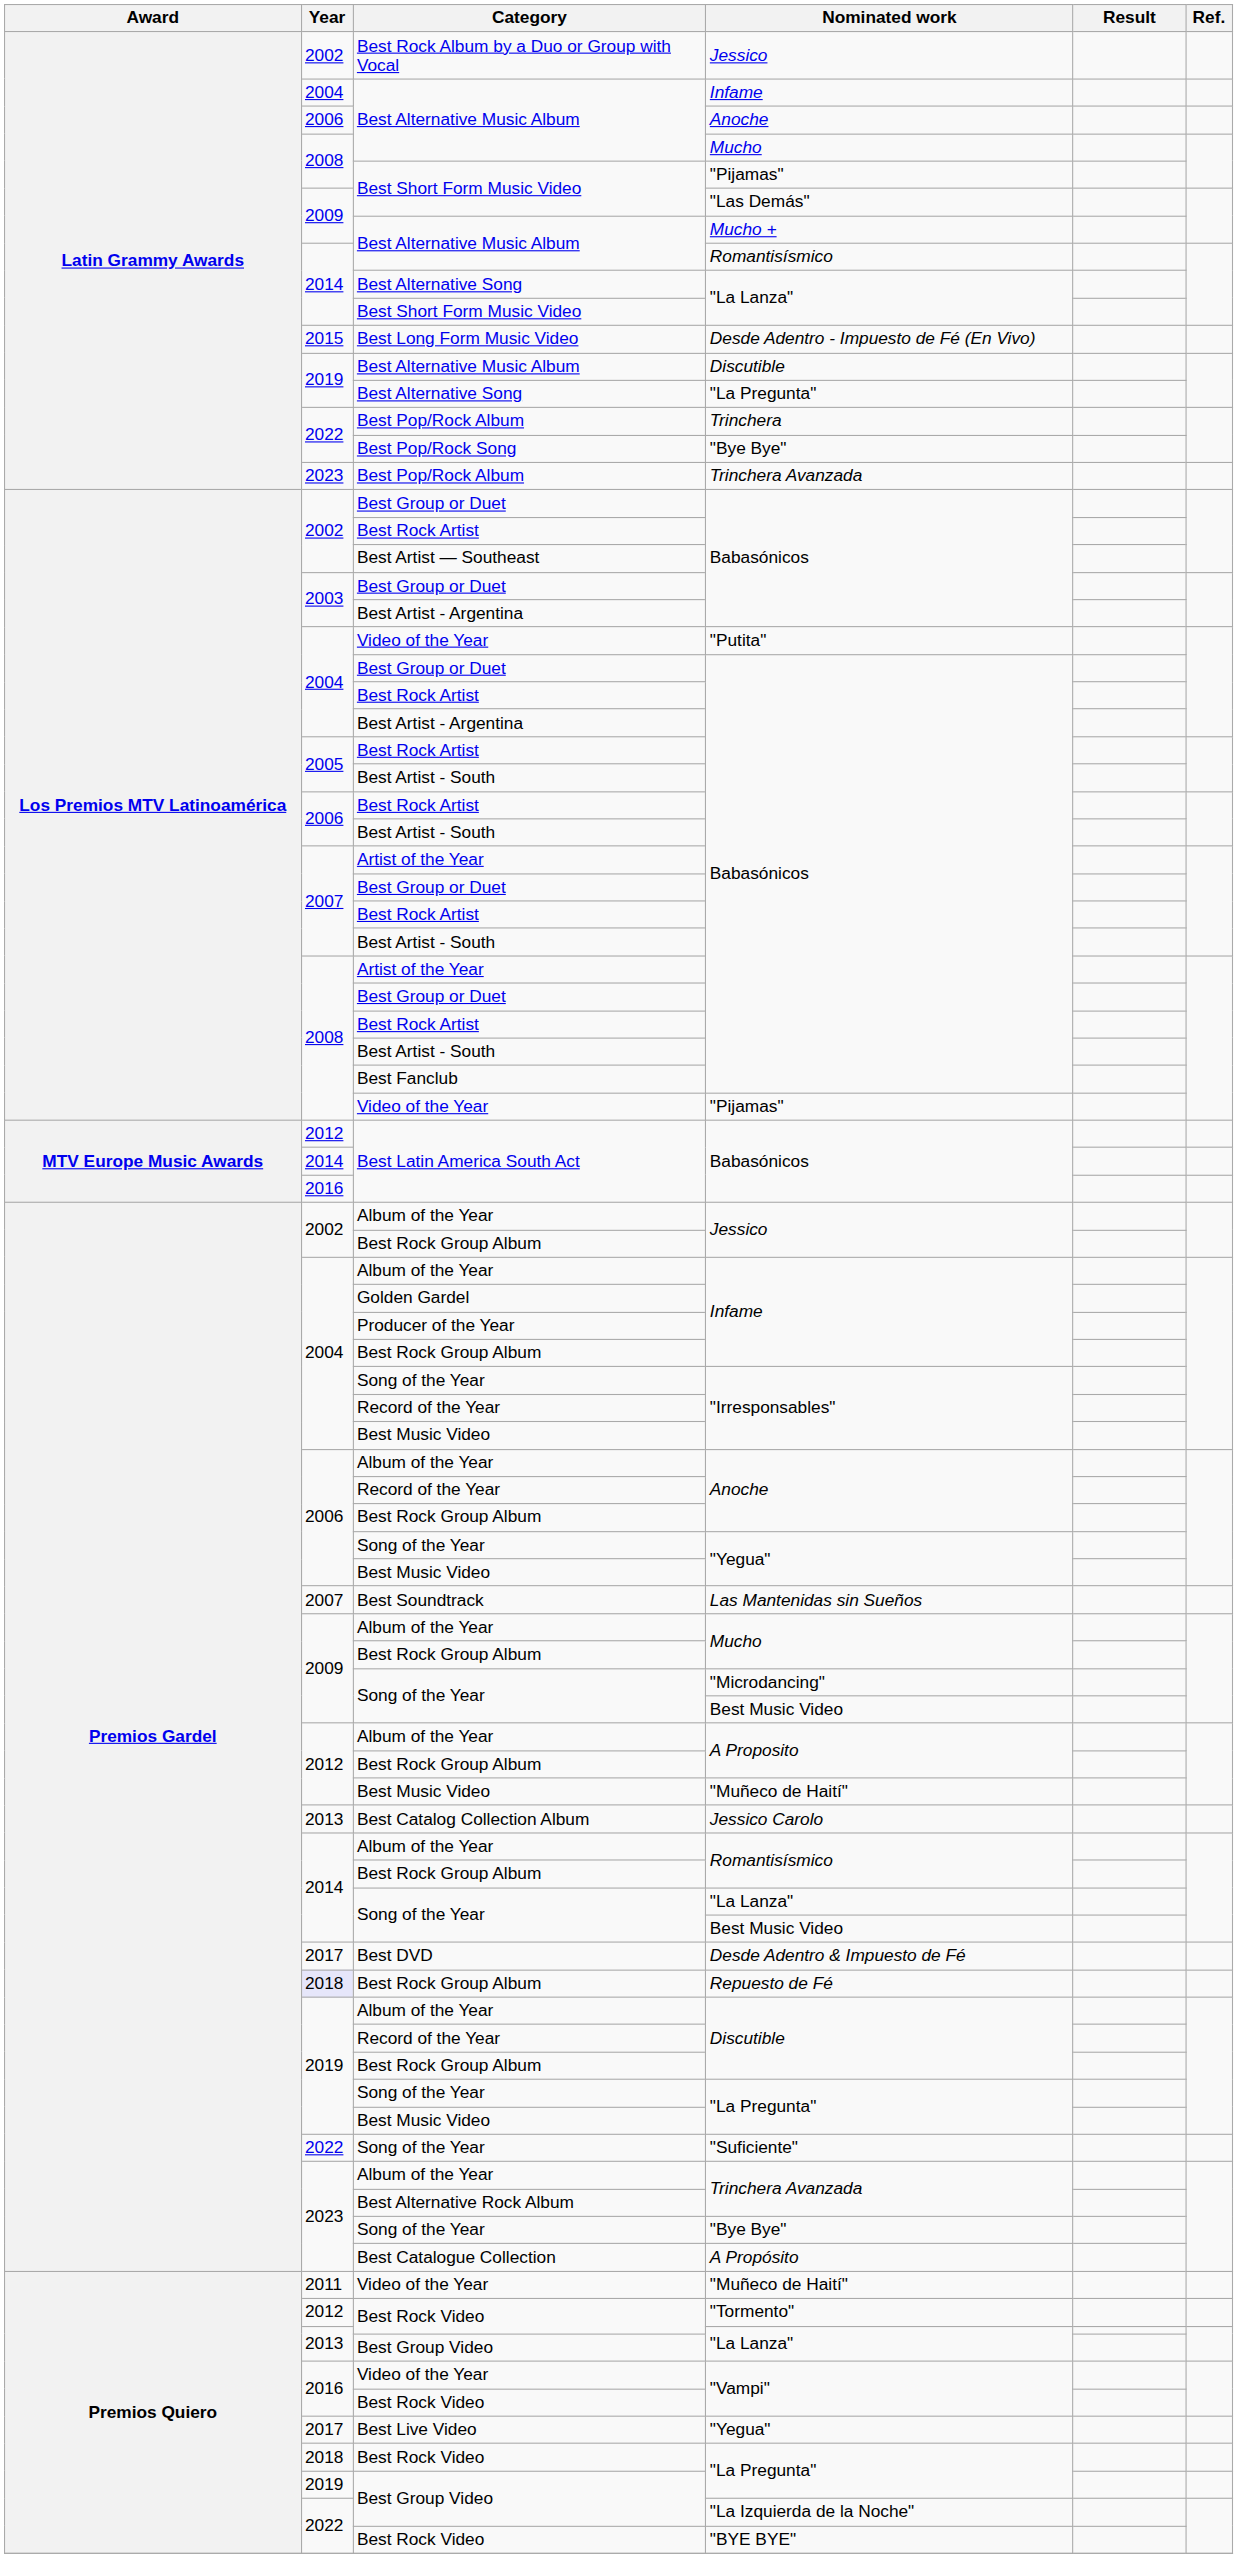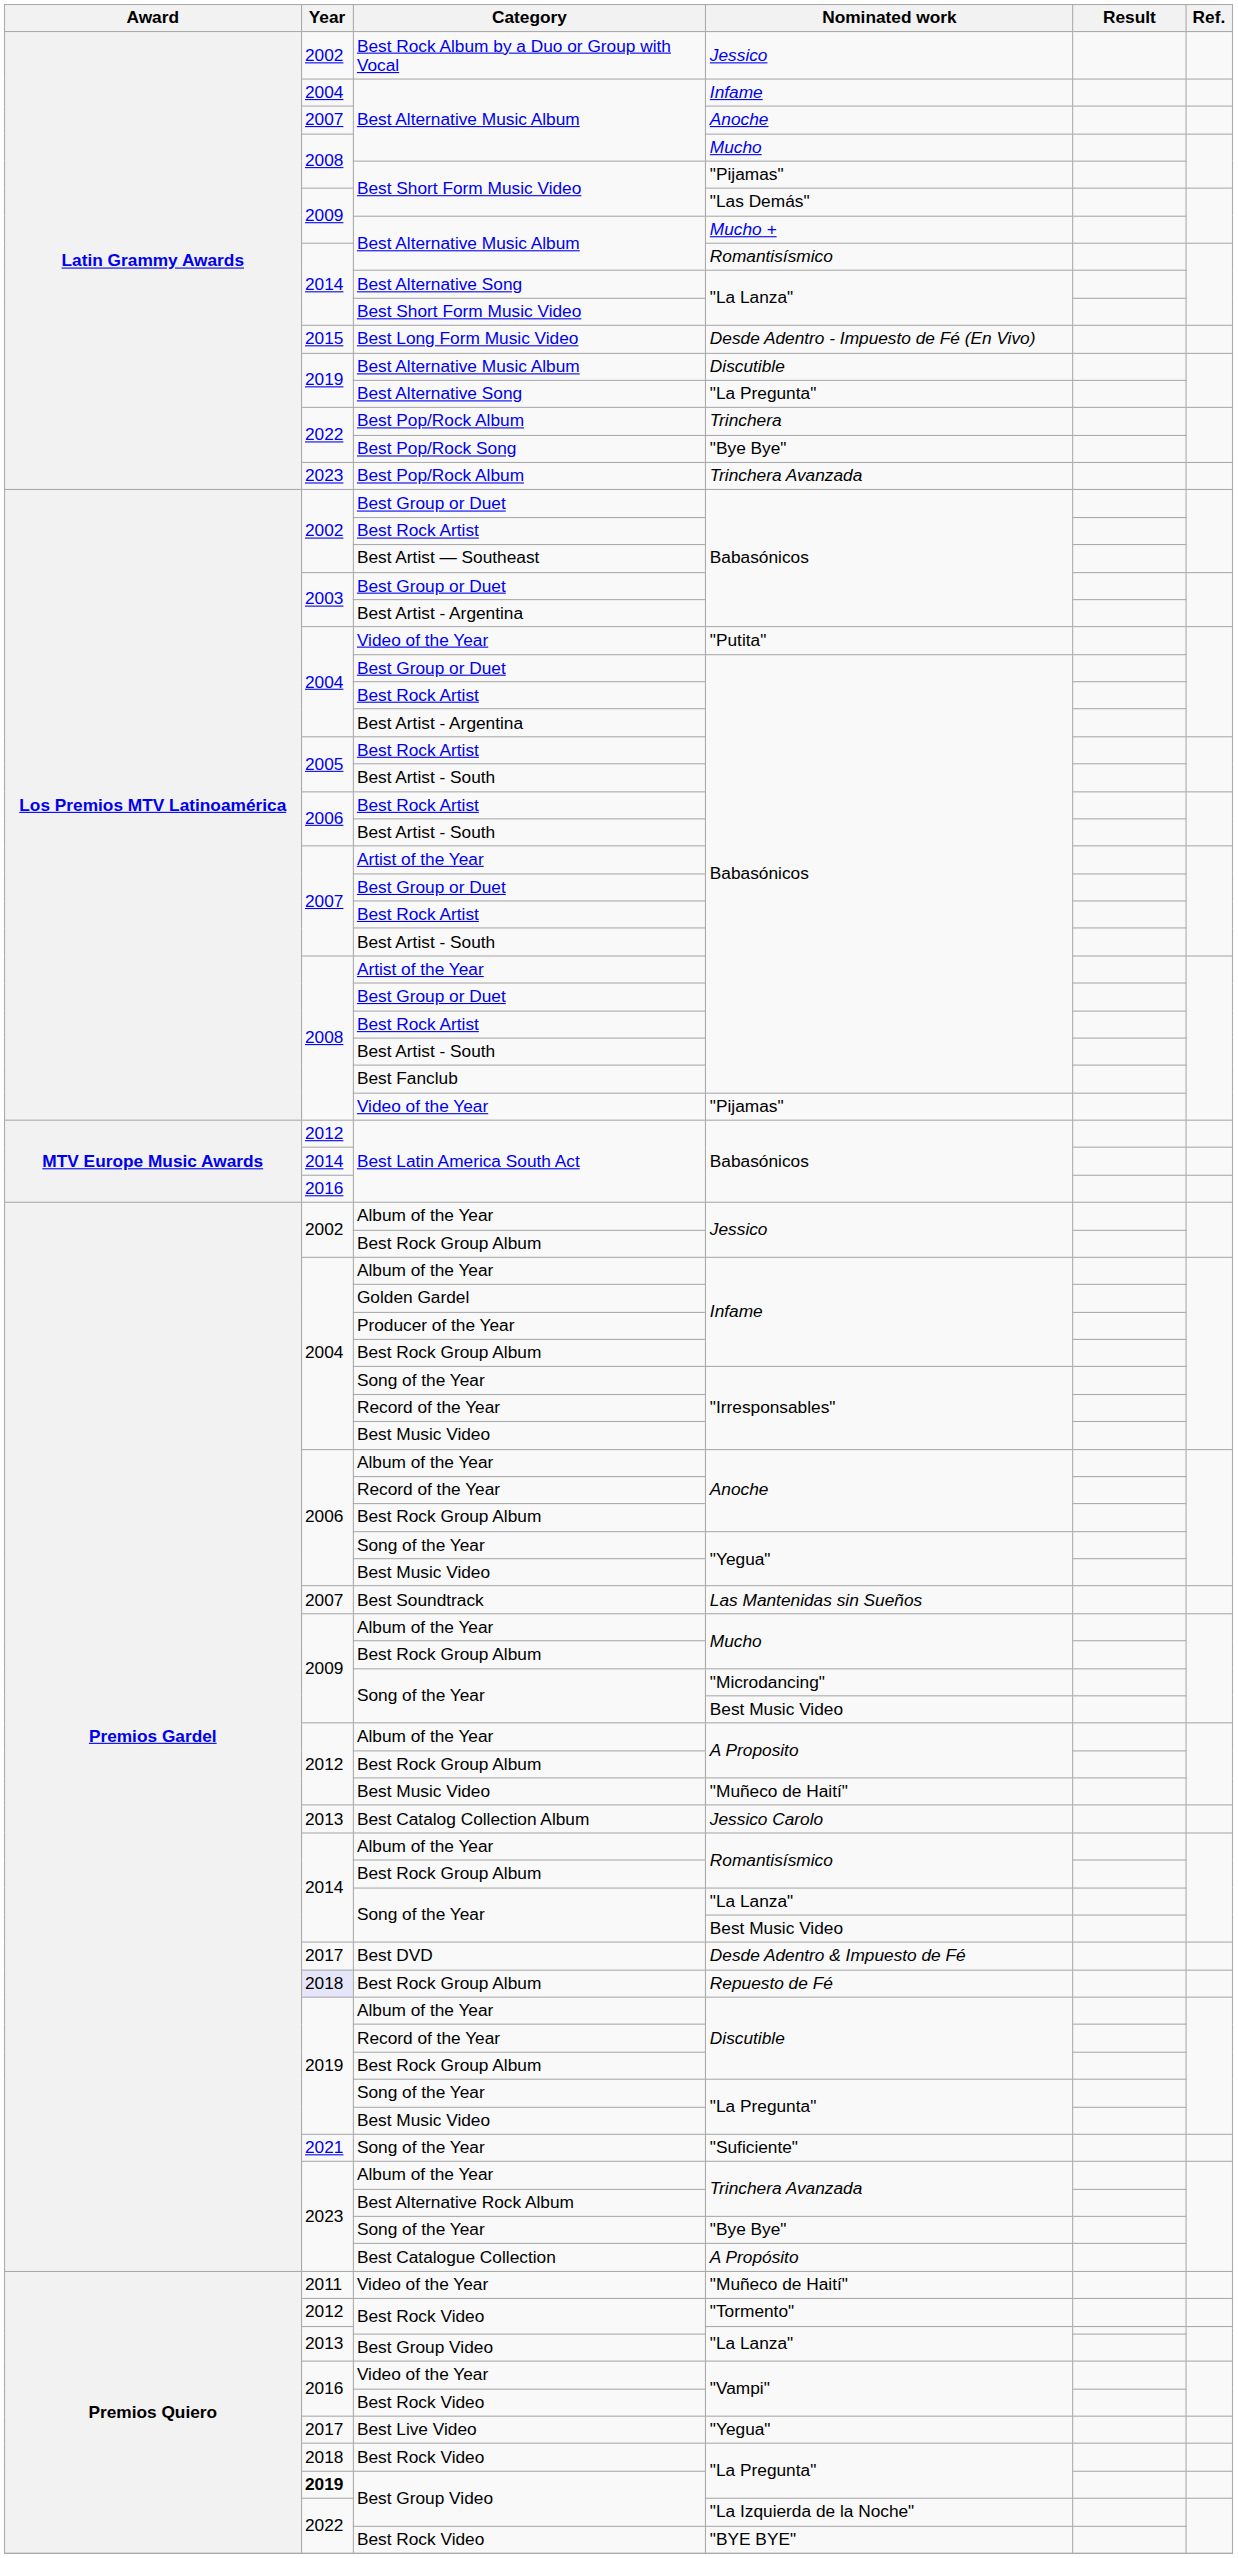(324, 119) 2006 -> (324, 119) 2007
(324, 2147) 2022 -> (324, 2147) 2021
(324, 2484) normal -> (324, 2484) bold
